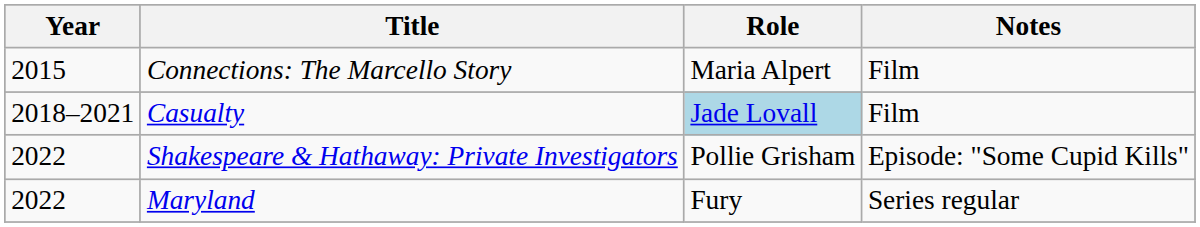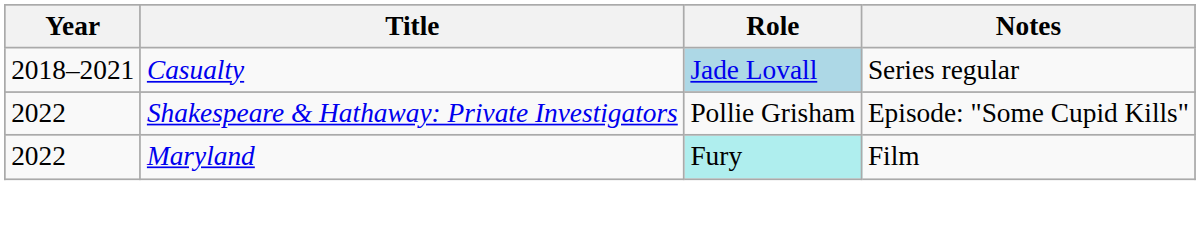- row: (329, 69)
(894, 112) Film -> (943, 69) Series regular
(716, 199) no background -> (716, 156) paleturquoise background
(943, 199) Series regular -> (894, 156) Film
